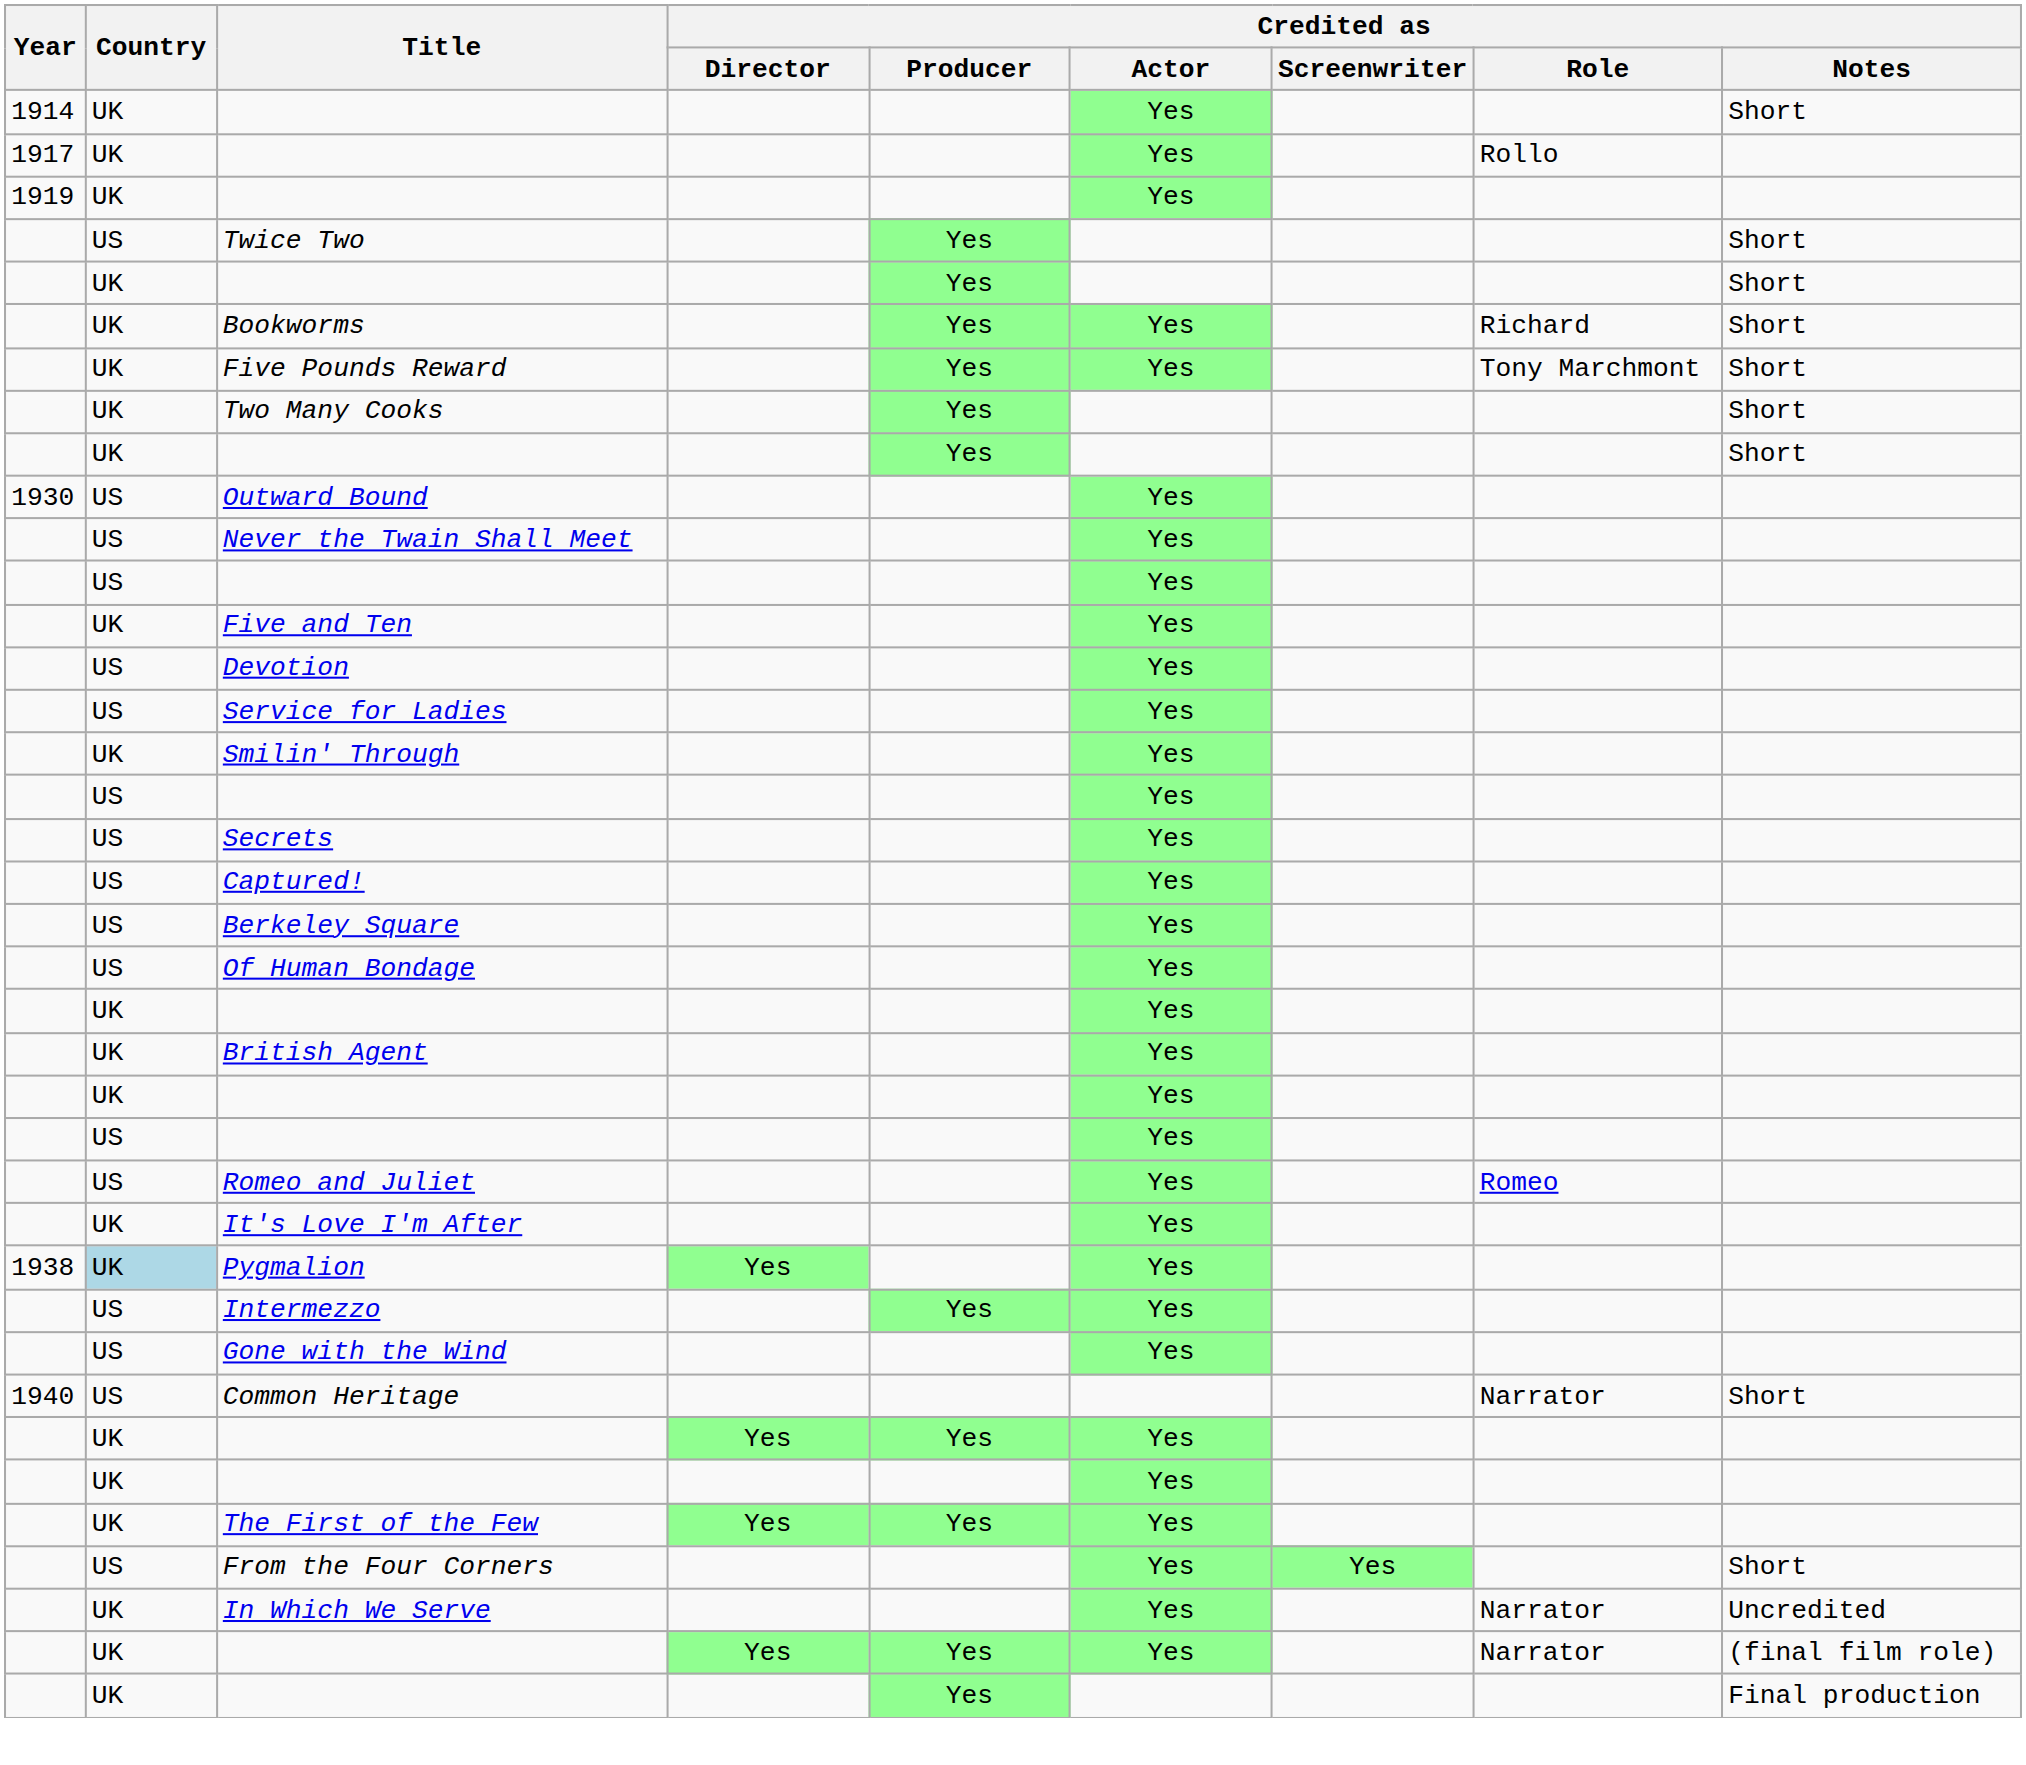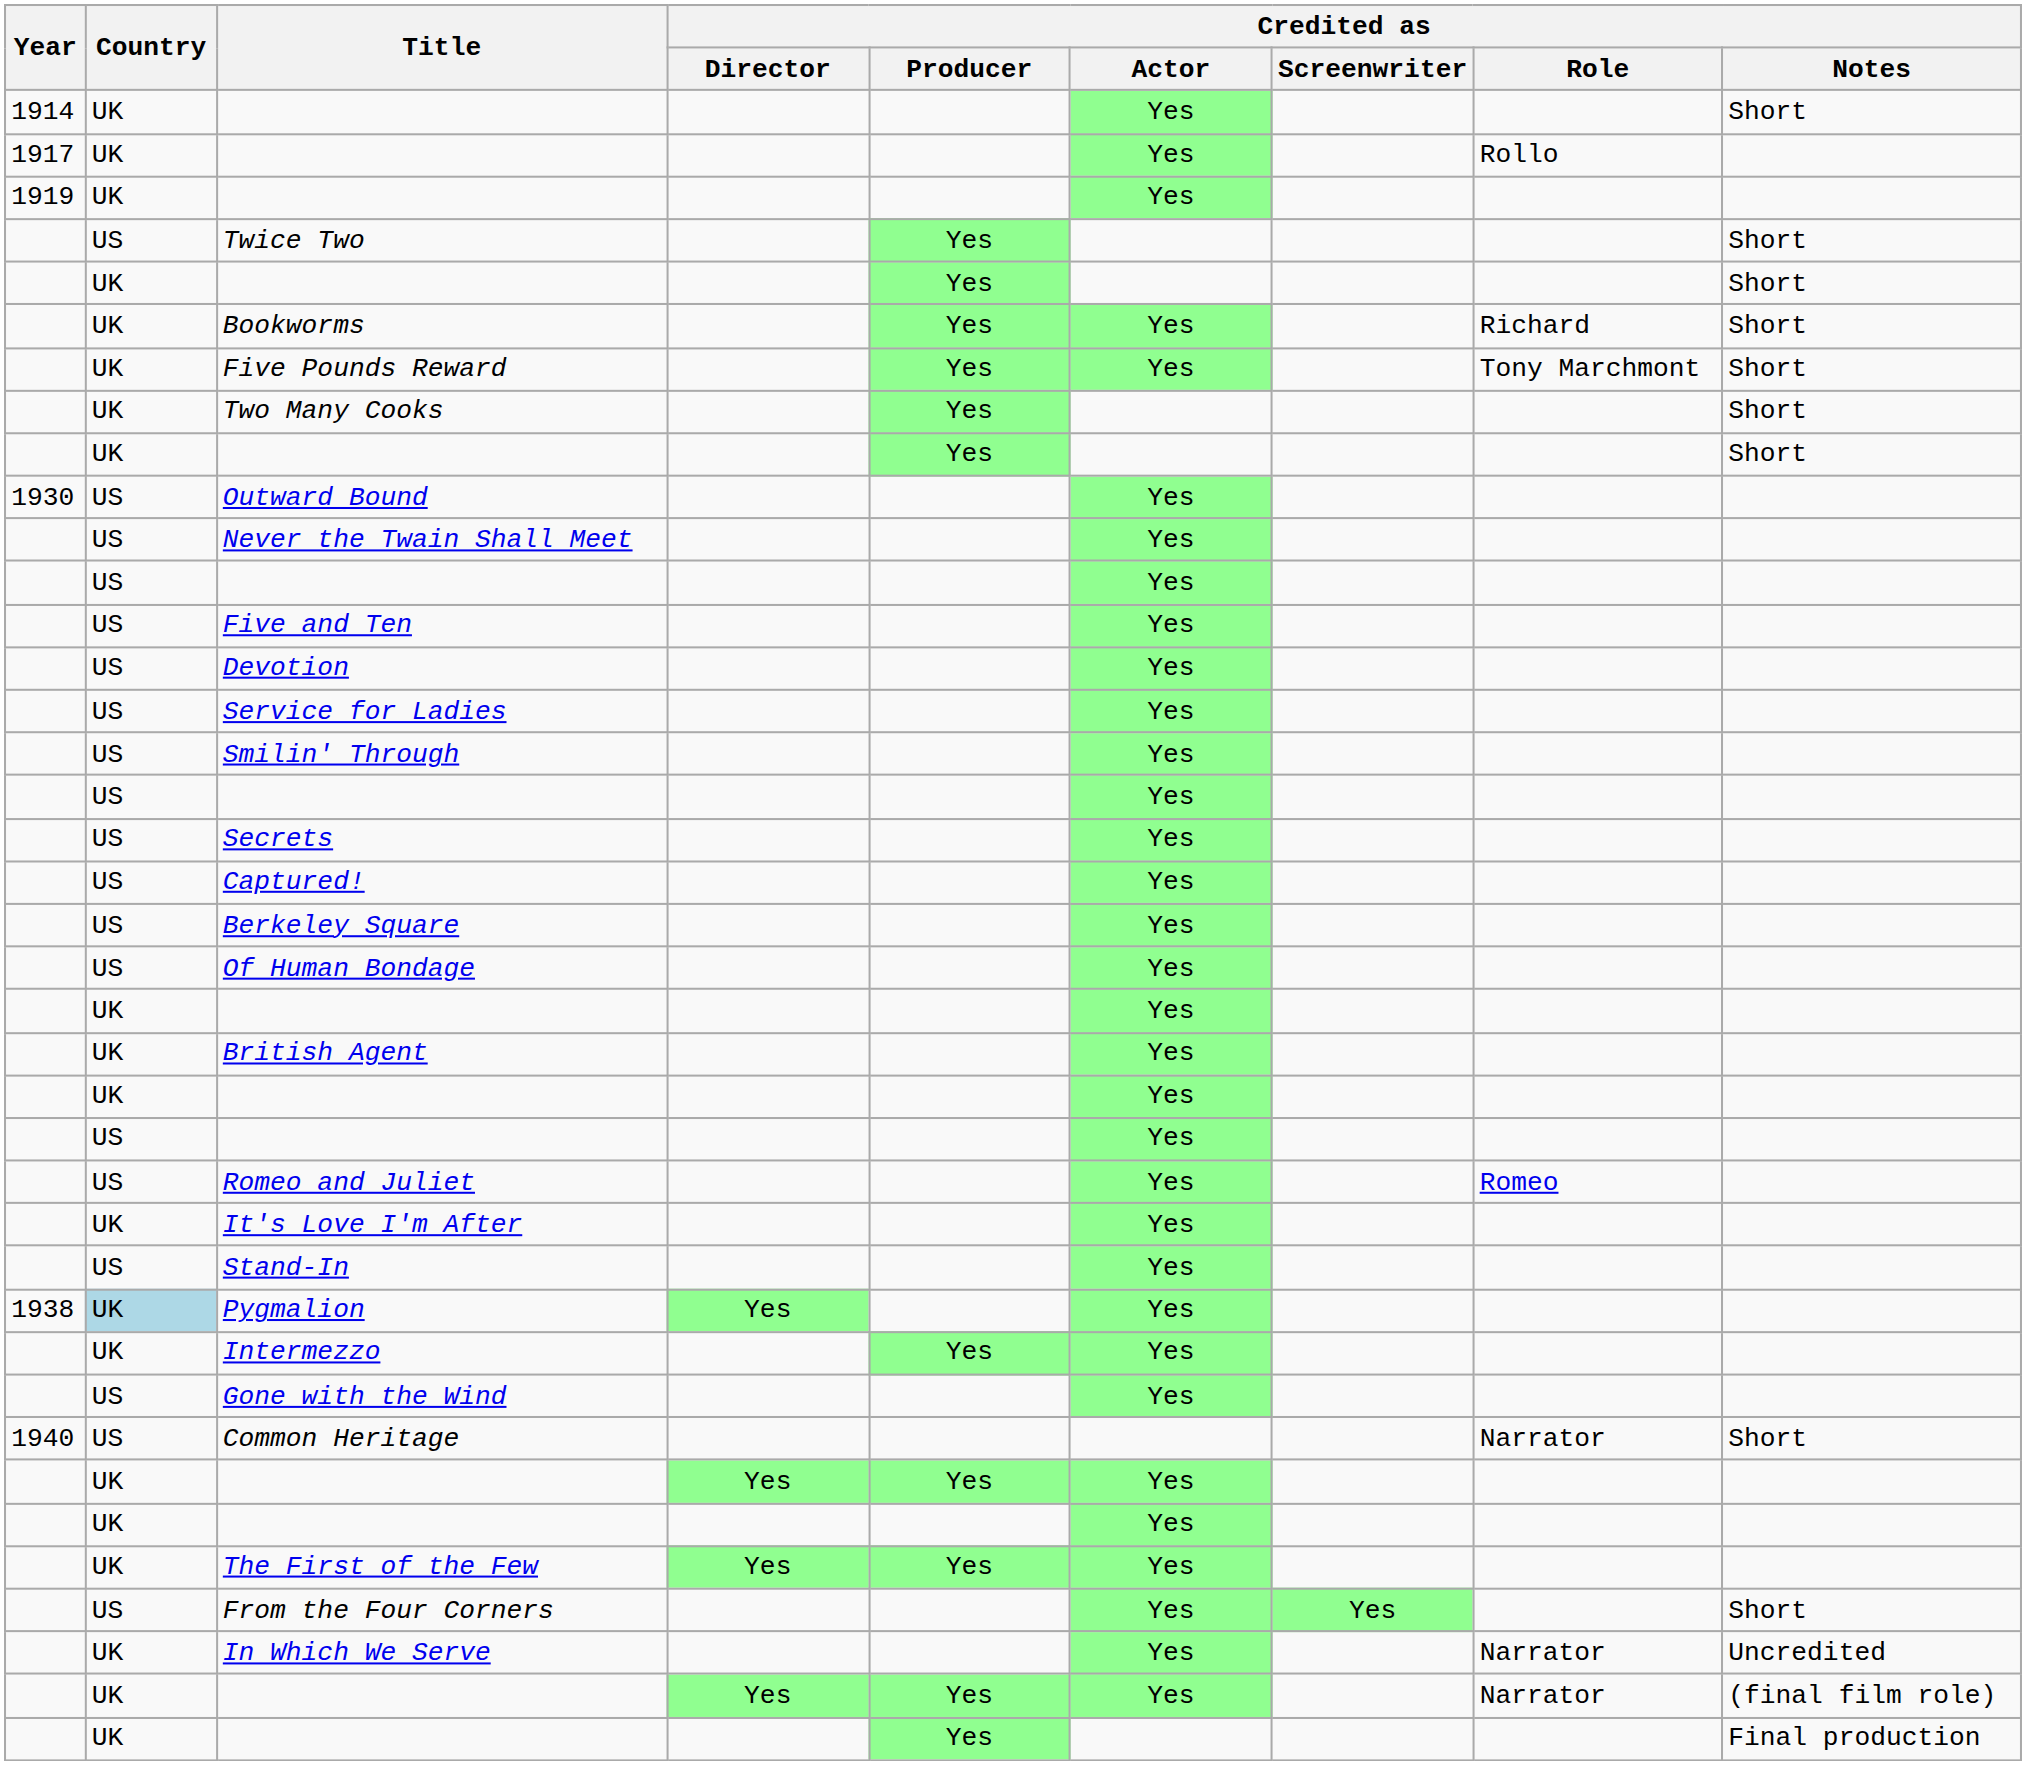(108, 626) UK -> (108, 626) US
(108, 754) UK -> (108, 754) US
+ row: (45, 1268)
(108, 1310) US -> (108, 1353) UK
